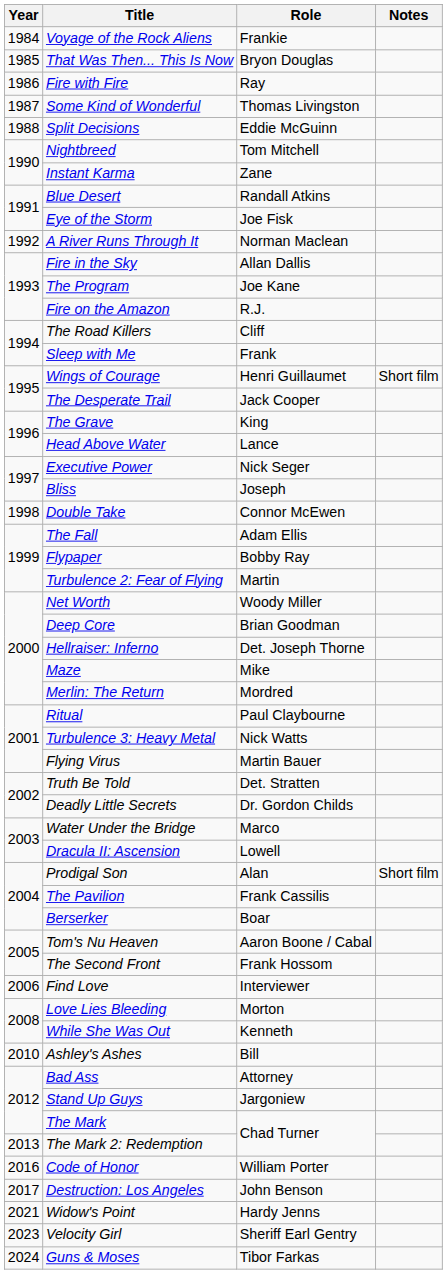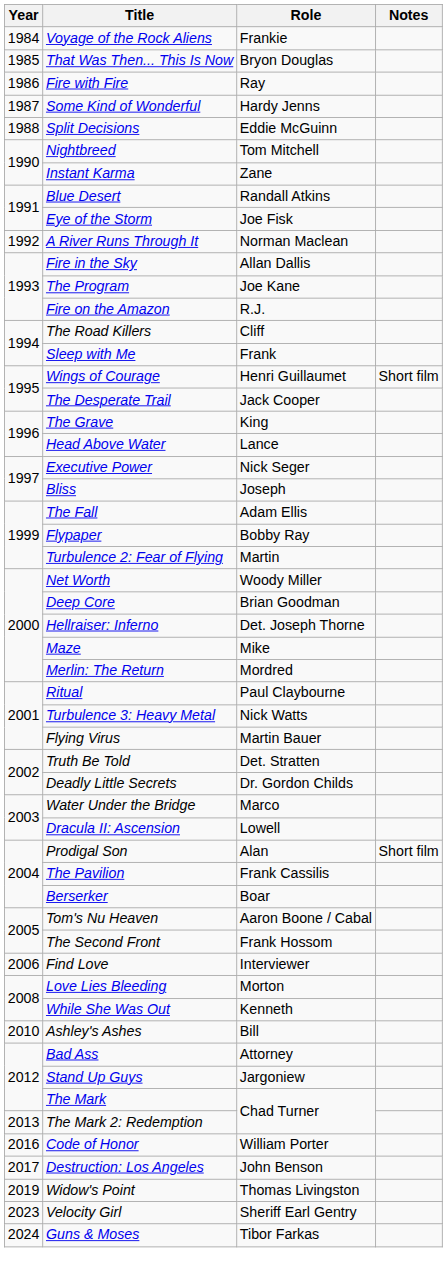(300, 106) Thomas Livingston -> (280, 106) Hardy Jenns
- row: (86, 512)
(24, 1212) 2021 -> (24, 1190) 2019
(280, 1212) Hardy Jenns -> (300, 1190) Thomas Livingston
